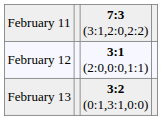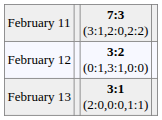(116, 59) 3:1 (2:0,0:0,1:1) -> (116, 59) 3:2 (0:1,3:1,0:0)
(116, 96) 3:2 (0:1,3:1,0:0) -> (116, 96) 3:1 (2:0,0:0,1:1)
